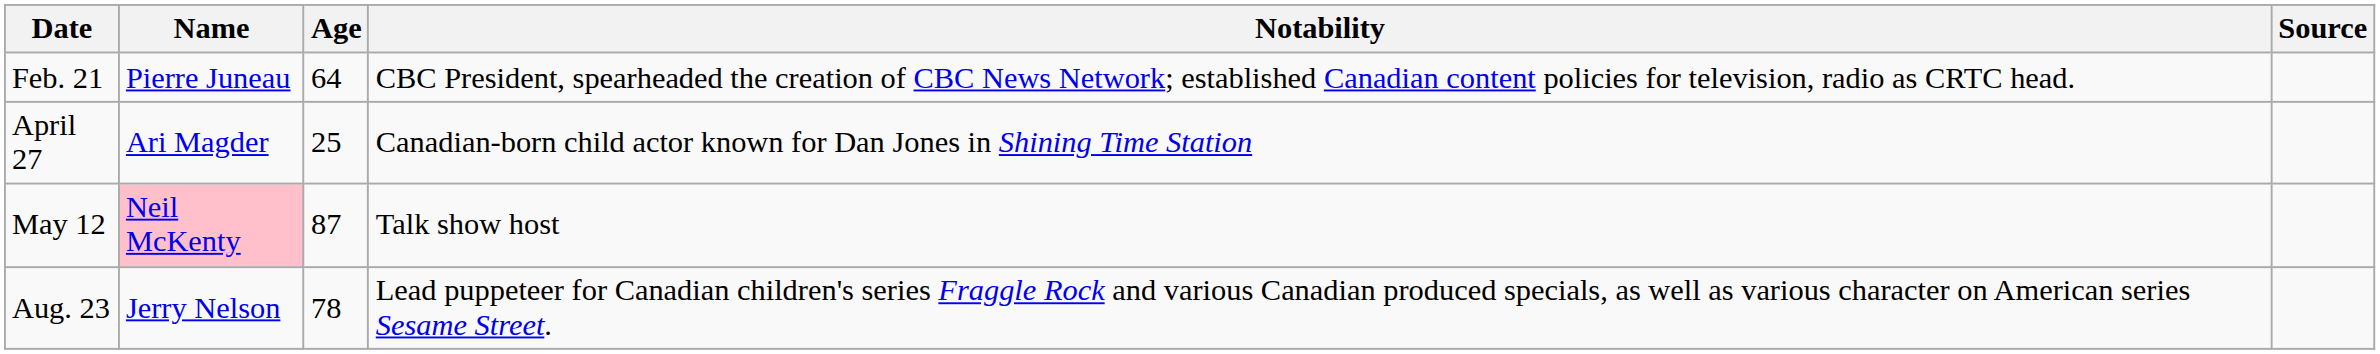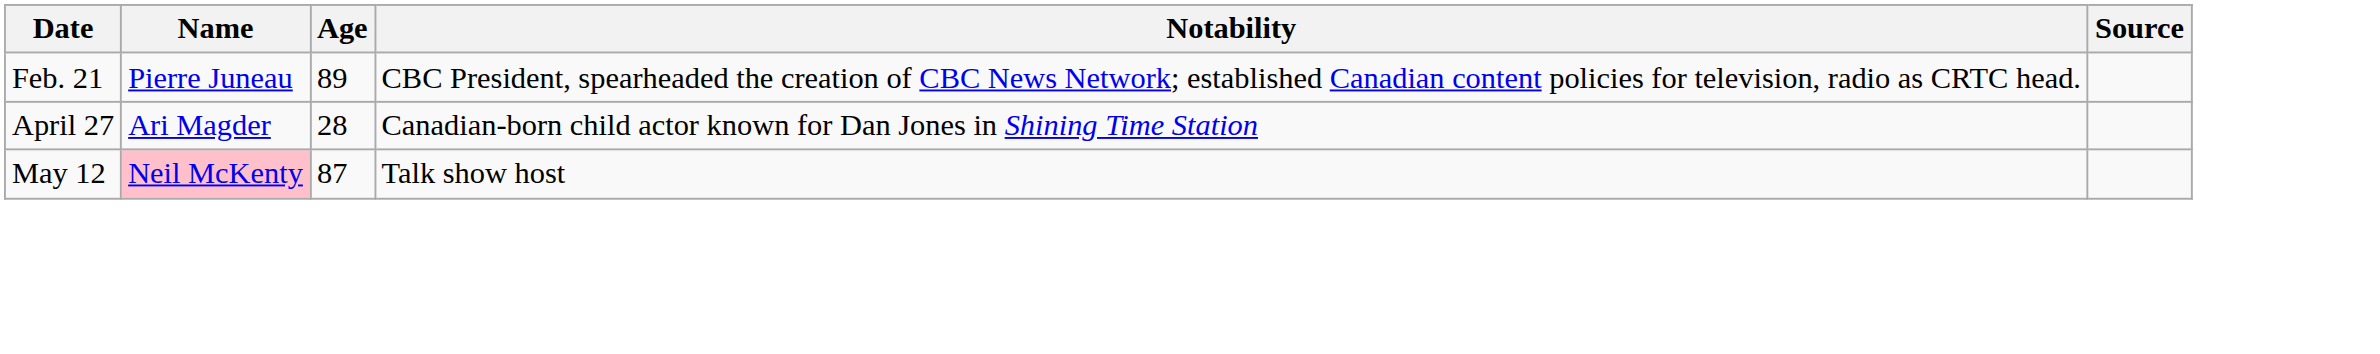(326, 76) 64 -> (332, 76) 89
(326, 142) 25 -> (332, 125) 28
- row: (61, 306)
